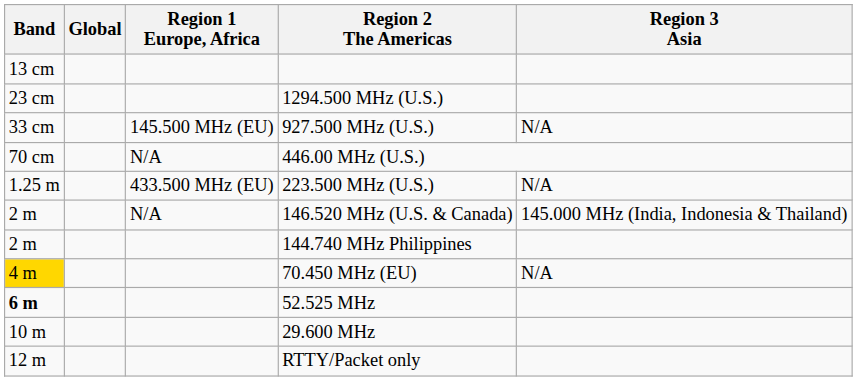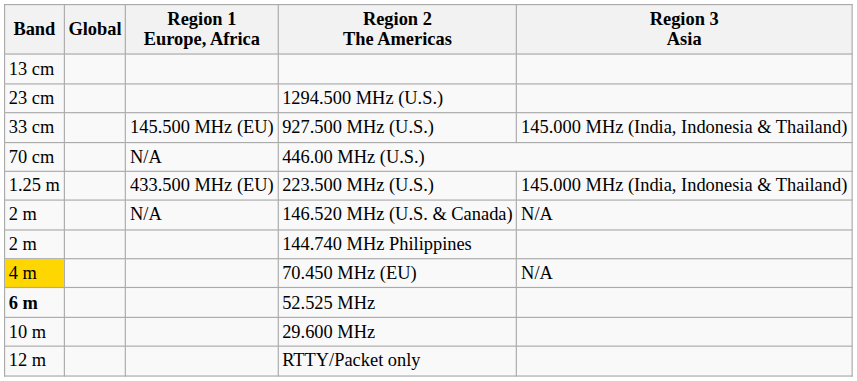(537, 127) N/A -> (684, 127) 145.000 MHz (India, Indonesia & Thailand)
(537, 185) N/A -> (684, 185) 145.000 MHz (India, Indonesia & Thailand)
(684, 214) 145.000 MHz (India, Indonesia & Thailand) -> (537, 214) N/A
